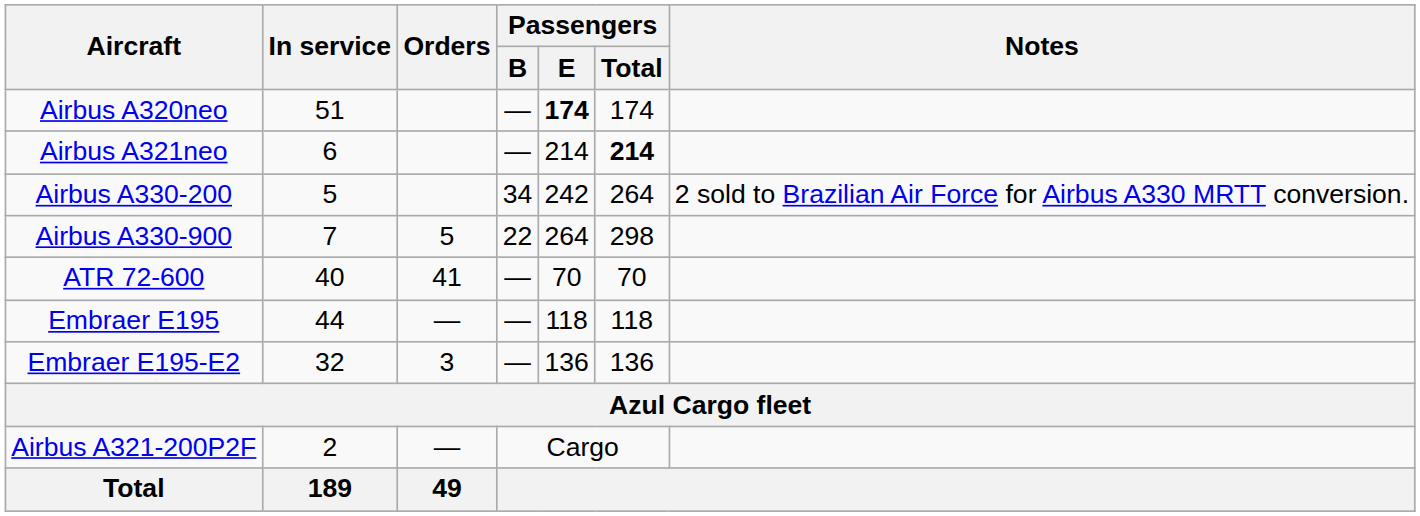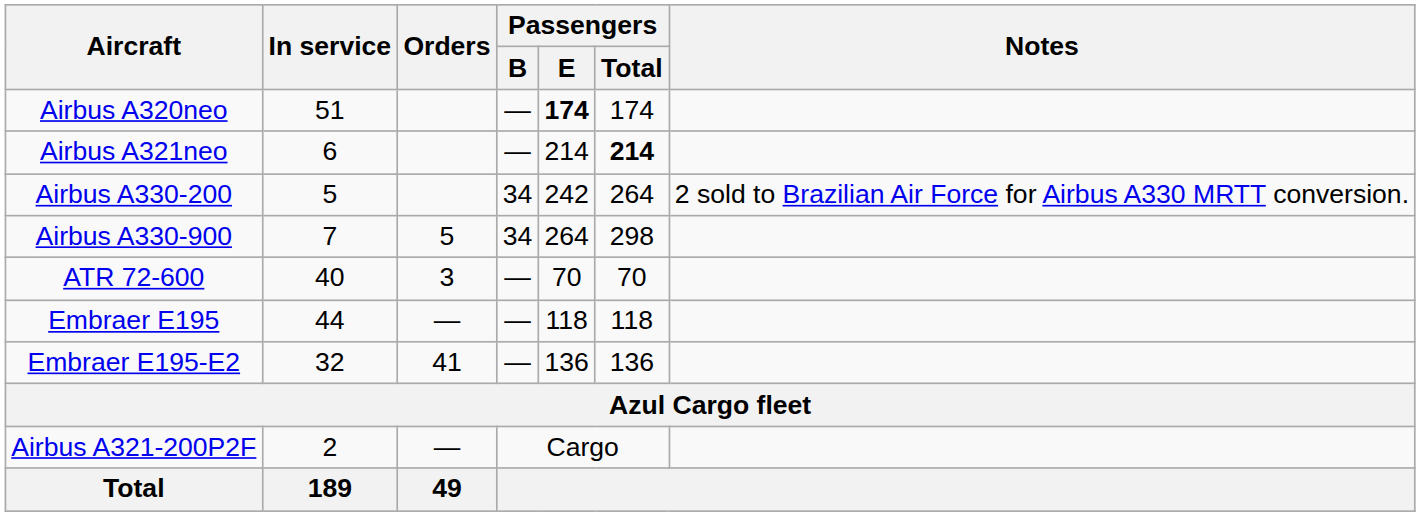(517, 236) 22 -> (517, 236) 34
(447, 278) 41 -> (447, 278) 3
(447, 362) 3 -> (447, 362) 41
